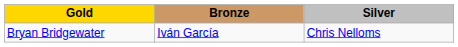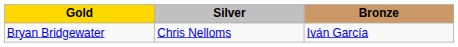columns swapped: (379, 13) <-> (229, 13)
